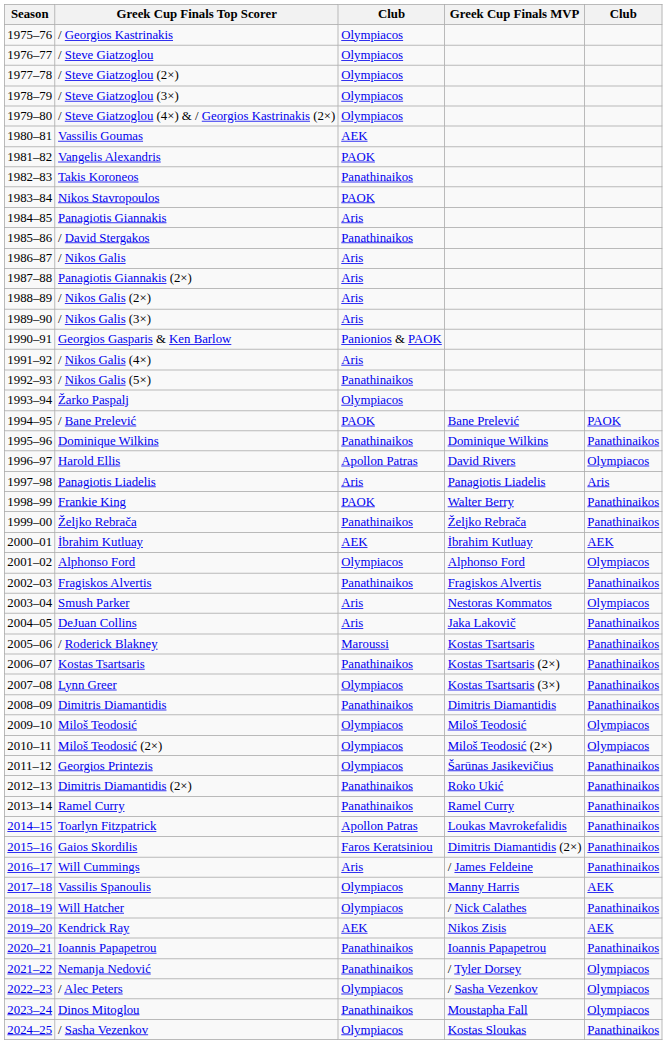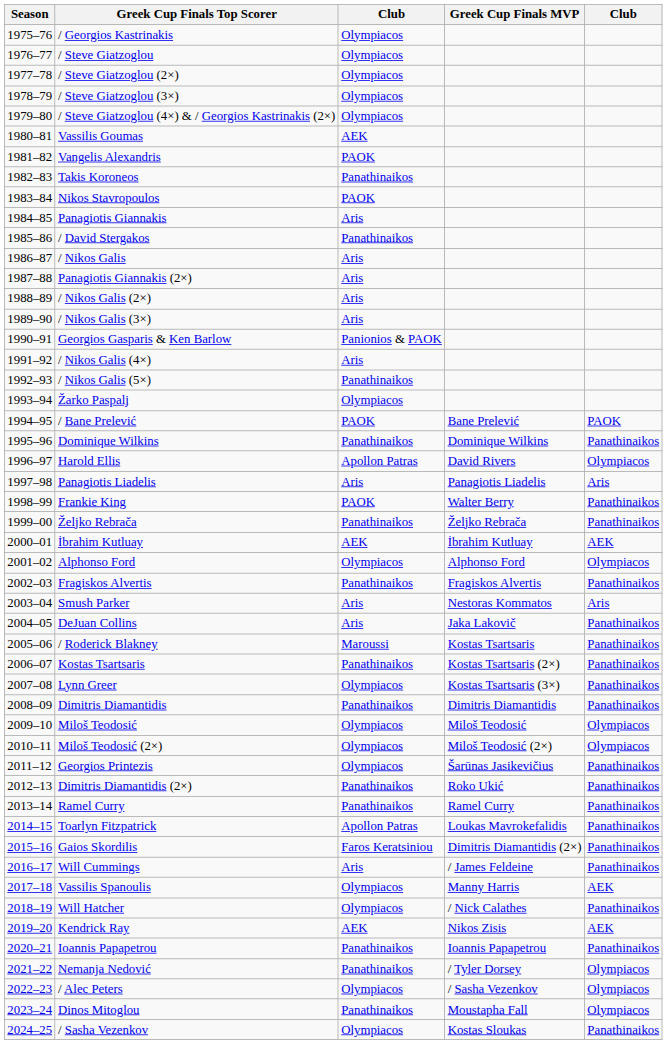(618, 603) Olympiacos -> (598, 603) Aris
